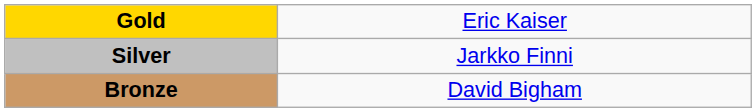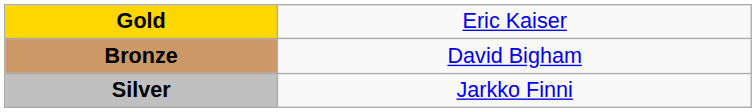rows swapped: (141, 55) <-> (141, 90)
